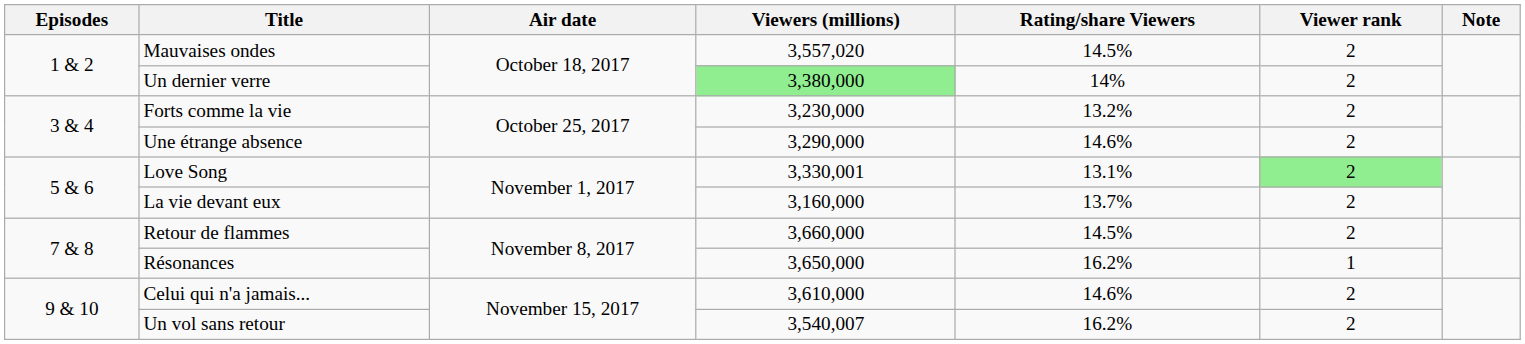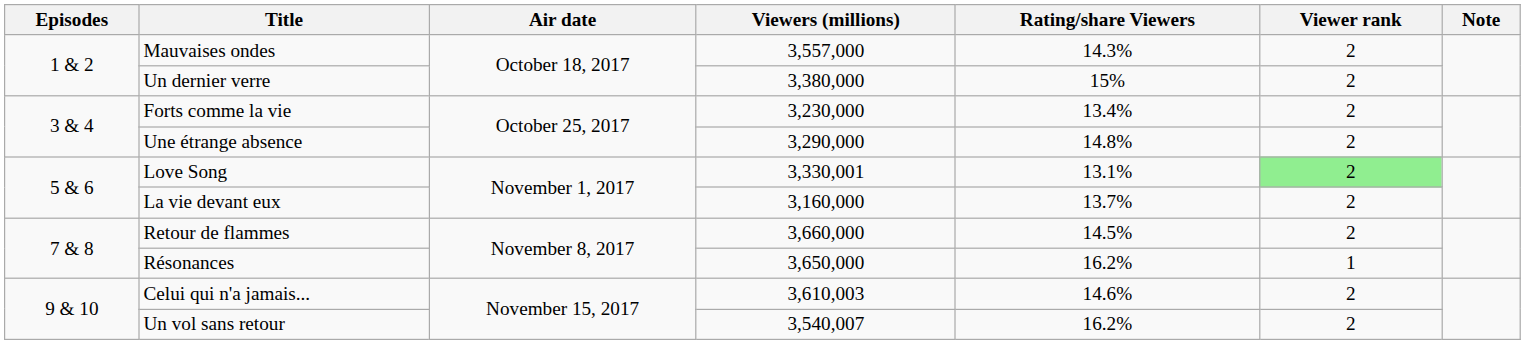(826, 50) 3,557,020 -> (826, 50) 3,557,000
(1107, 50) 14.5% -> (1107, 50) 14.3%
(826, 80) lightgreen background -> (826, 80) no background
(1107, 80) 14% -> (1107, 80) 15%
(1107, 111) 13.2% -> (1107, 111) 13.4%
(1107, 141) 14.6% -> (1107, 141) 14.8%
(826, 293) 3,610,000 -> (826, 293) 3,610,003
